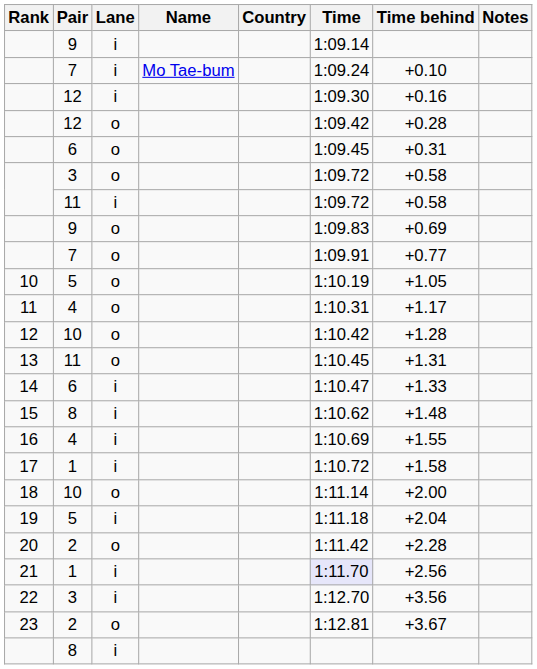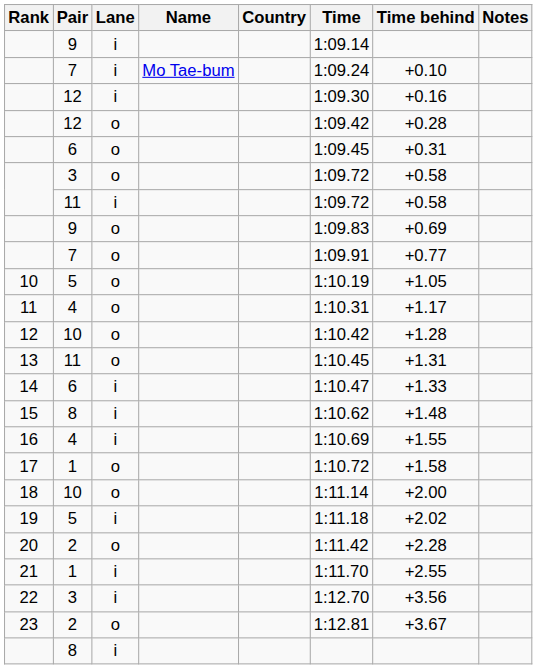(115, 466) i -> (115, 466) o
(426, 519) +2.04 -> (426, 519) +2.02
(341, 571) lavender background -> (341, 571) no background
(426, 571) +2.56 -> (426, 571) +2.55
